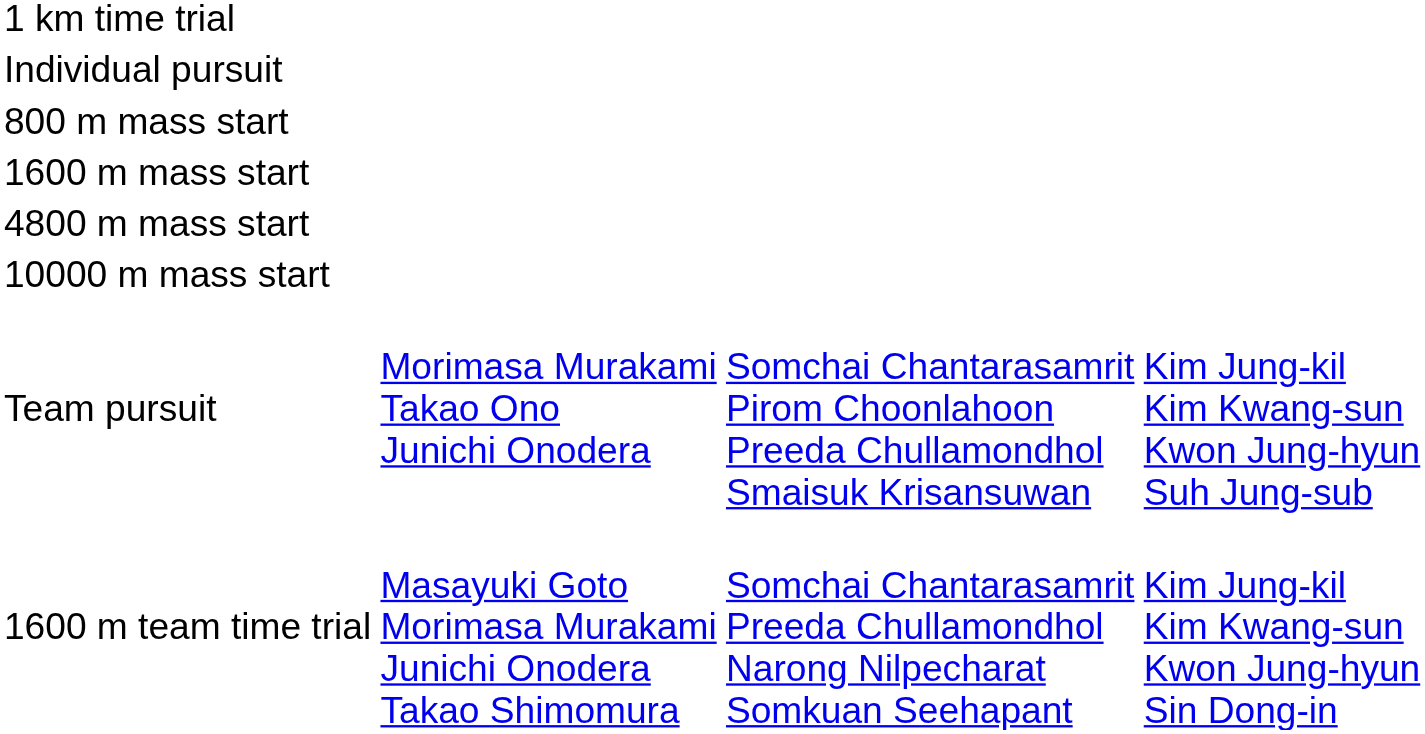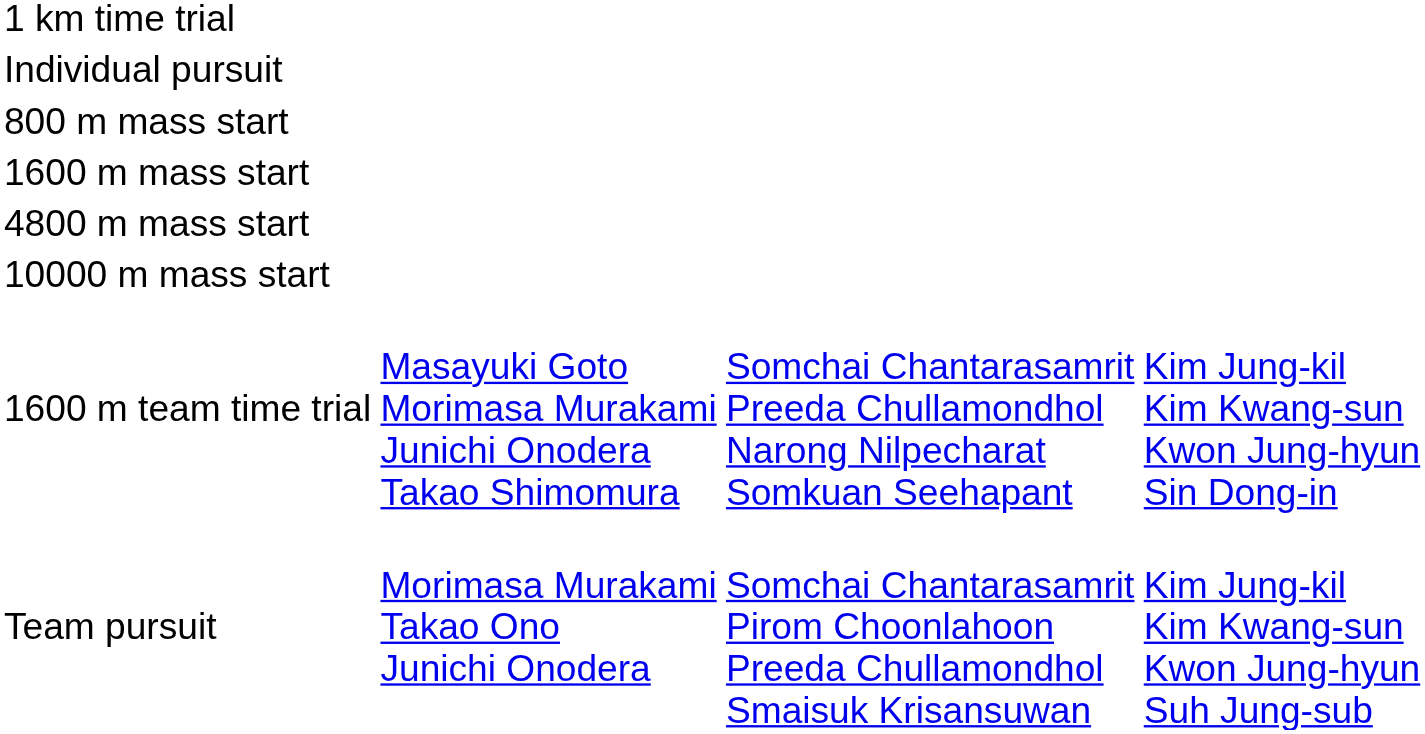rows swapped: (110, 408) <-> (188, 627)
